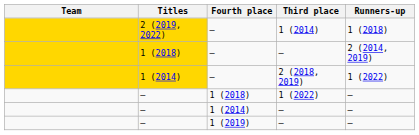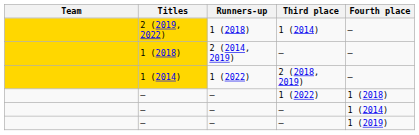columns swapped: (380, 11) <-> (242, 11)
